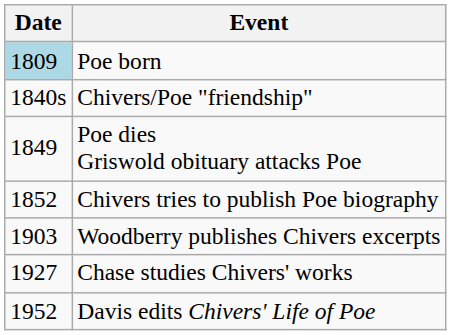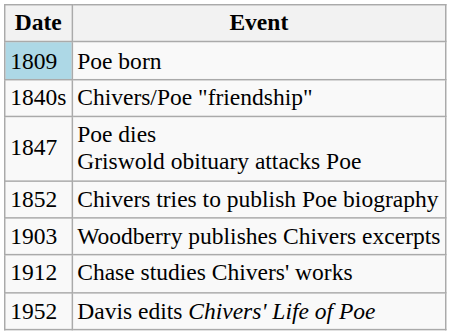(34, 148) 1849 -> (34, 148) 1847
(34, 273) 1927 -> (34, 273) 1912
